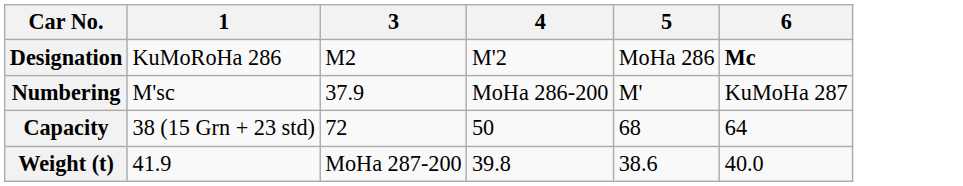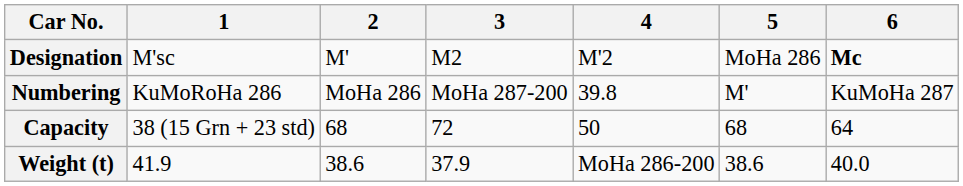+ column: (373, 22)
(207, 57) KuMoRoHa 286 -> (154, 57) M'sc
(154, 92) M'sc -> (207, 92) KuMoRoHa 286
(345, 92) 37.9 -> (499, 92) MoHa 287-200
(540, 92) MoHa 286-200 -> (597, 92) 39.8
(393, 163) MoHa 287-200 -> (451, 163) 37.9
(491, 163) 39.8 -> (646, 163) MoHa 286-200
